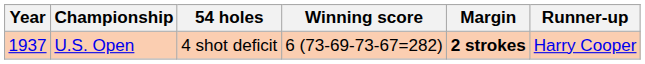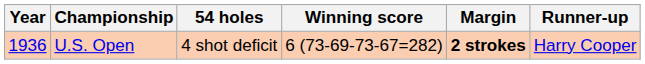(28, 45) 1937 -> (28, 45) 1936
